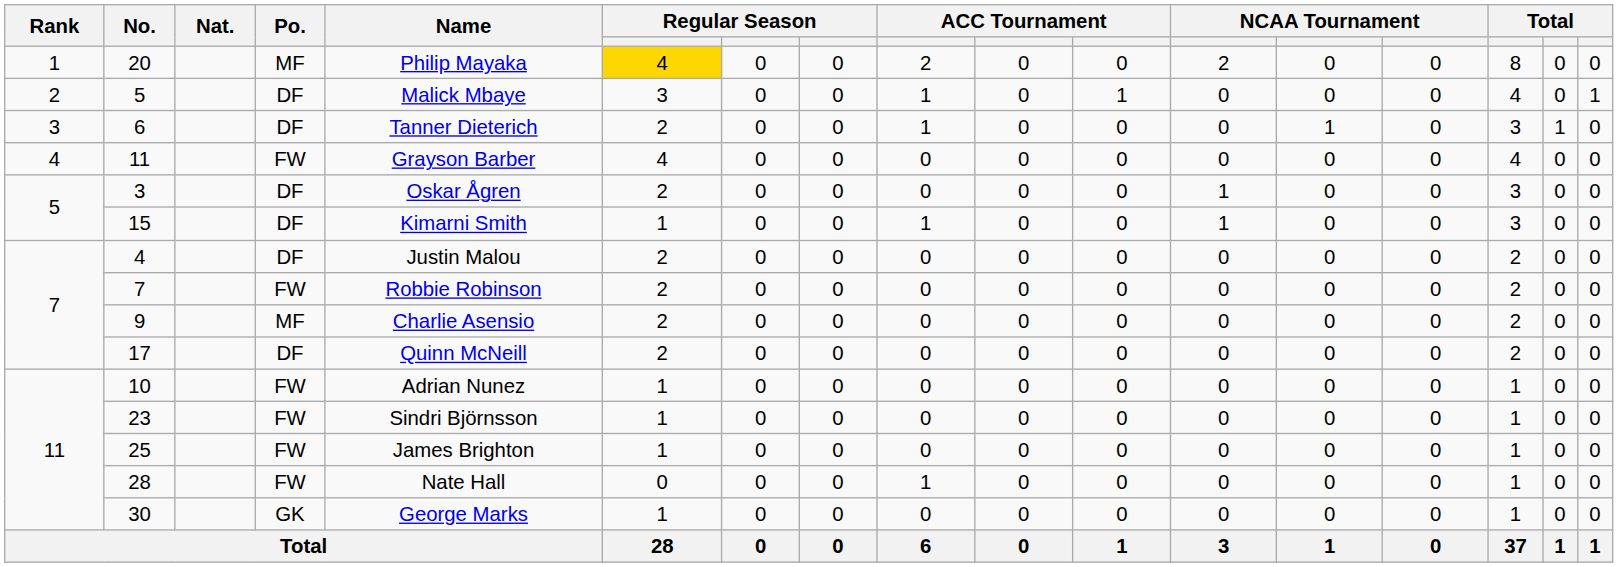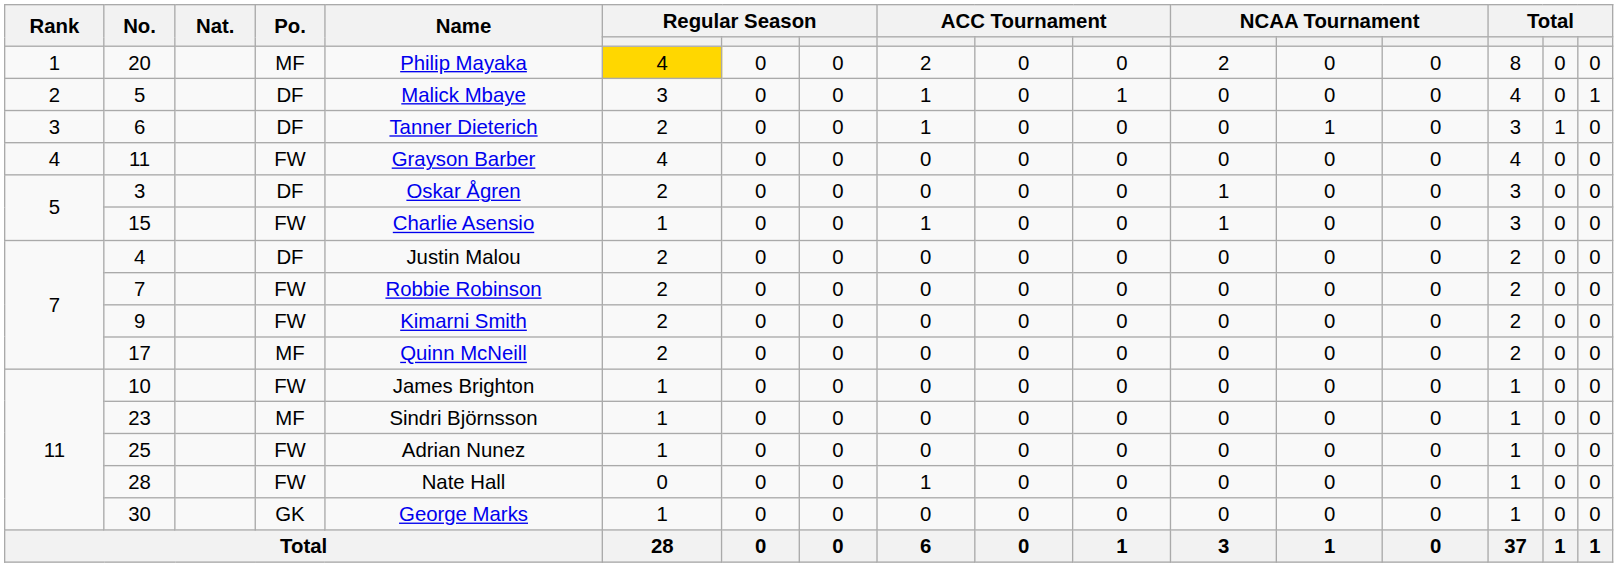(290, 224) DF -> (290, 224) FW
(464, 224) Kimarni Smith -> (464, 224) Charlie Asensio
(290, 321) MF -> (290, 321) FW
(464, 321) Charlie Asensio -> (464, 321) Kimarni Smith
(290, 353) DF -> (290, 353) MF
(464, 385) Adrian Nunez -> (464, 385) James Brighton
(290, 417) FW -> (290, 417) MF
(464, 450) James Brighton -> (464, 450) Adrian Nunez
